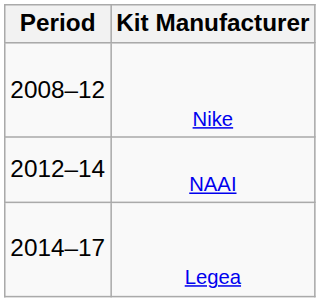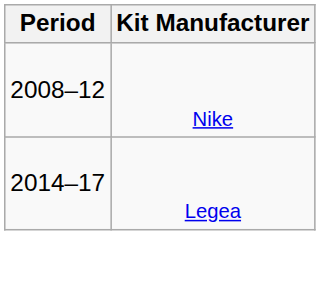- row: (213, 184)
